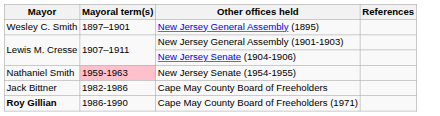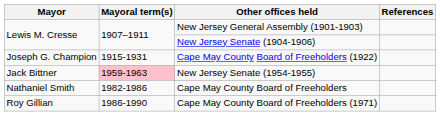- row: (238, 27)
+ row: (277, 57)
(40, 73) Nathaniel Smith -> (32, 73) Jack Bittner
(32, 88) Jack Bittner -> (40, 88) Nathaniel Smith
(32, 103) bold -> (30, 103) normal
